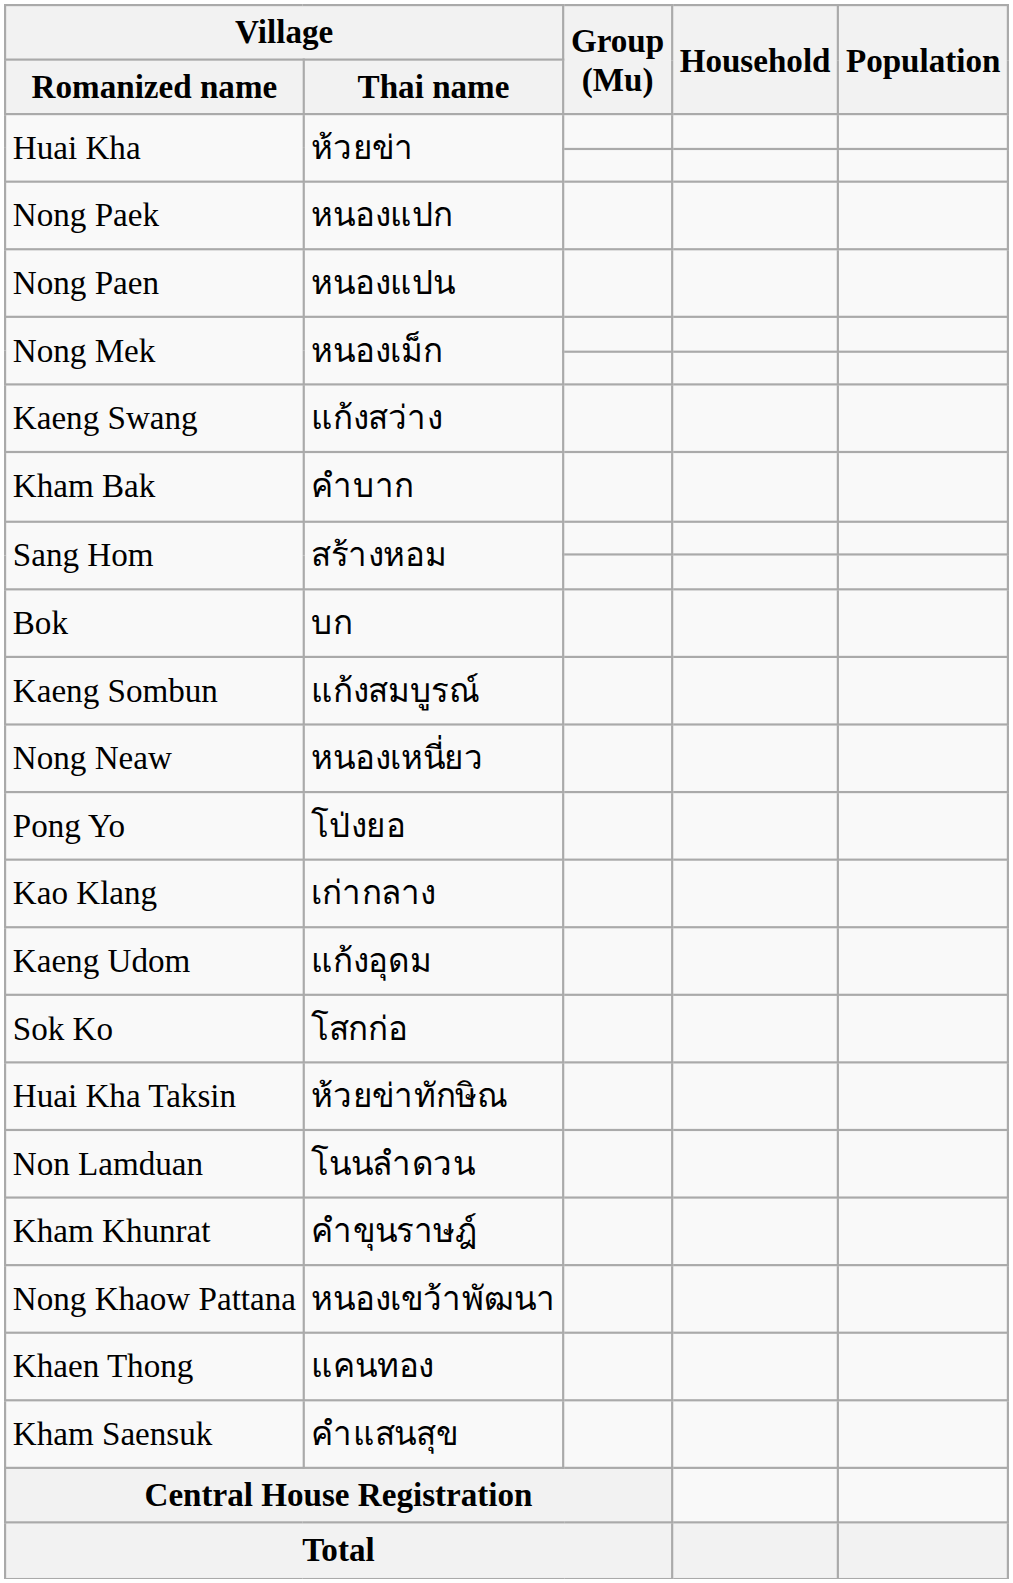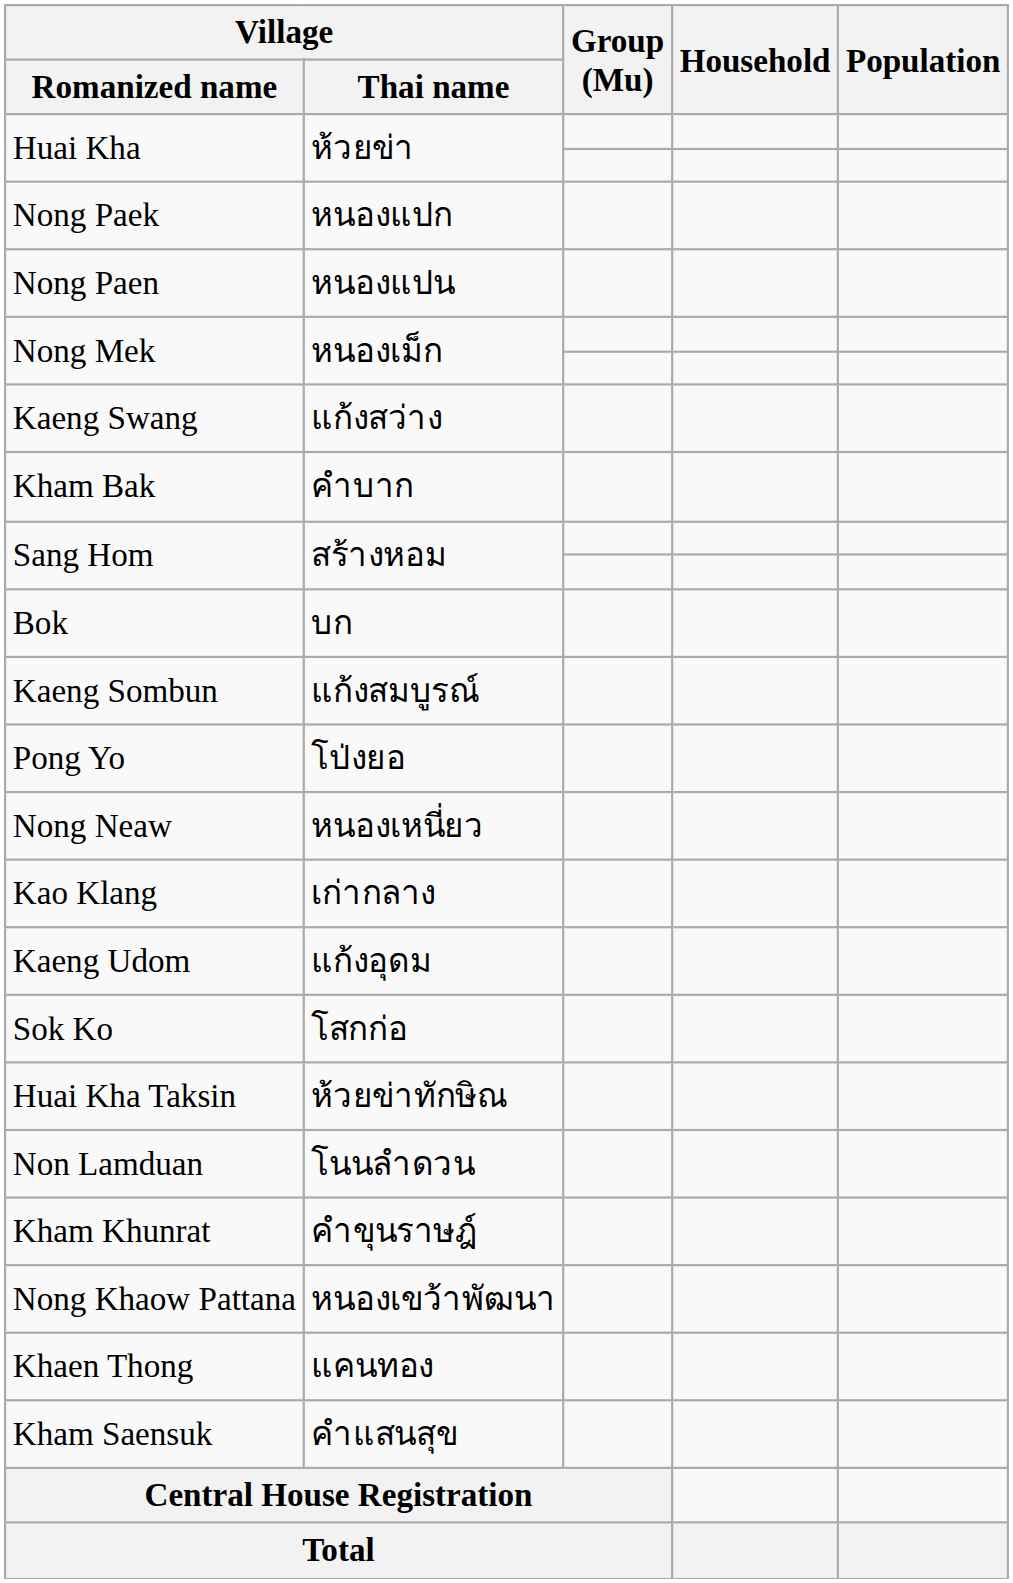rows swapped: (92, 757) <-> (69, 824)
